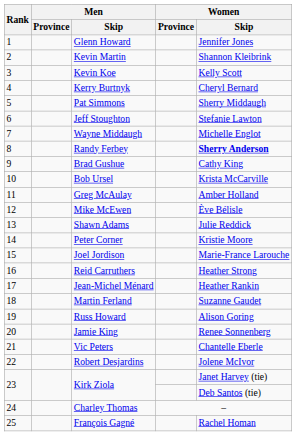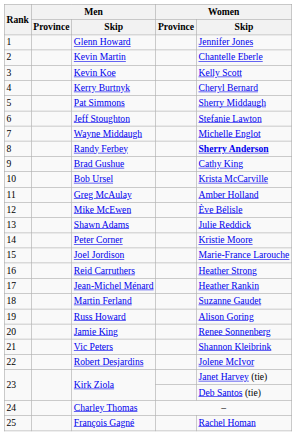(235, 57) Shannon Kleibrink -> (231, 57) Chantelle Eberle
(231, 347) Chantelle Eberle -> (235, 347) Shannon Kleibrink
